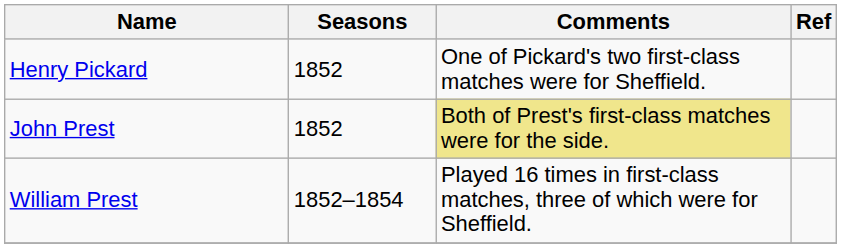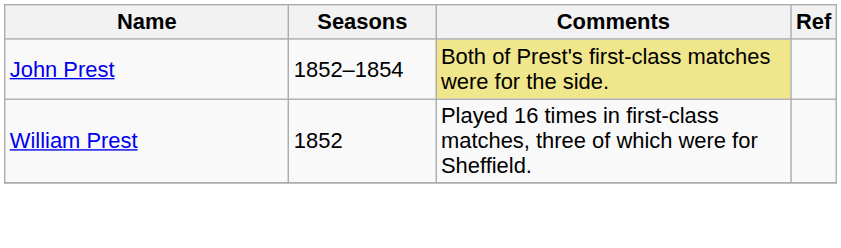- row: (79, 68)
(318, 128) 1852 -> (349, 68) 1852–1854
(349, 200) 1852–1854 -> (318, 140) 1852
